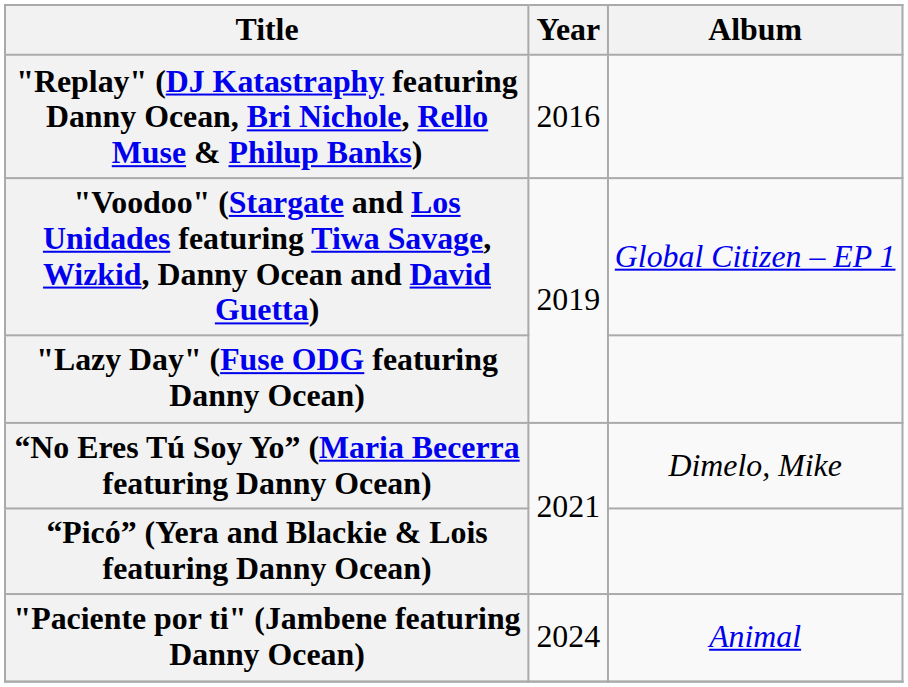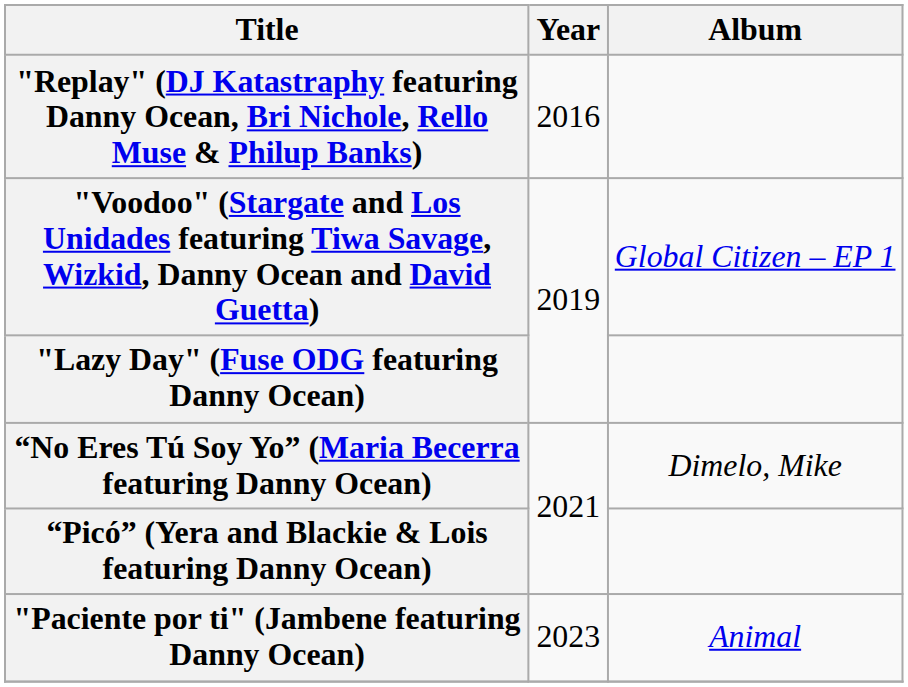(568, 637) 2024 -> (568, 637) 2023
